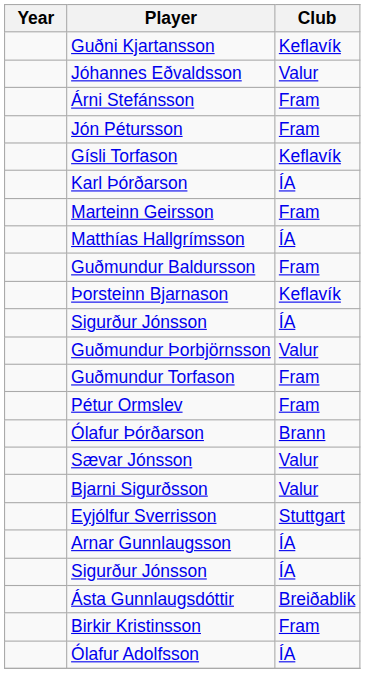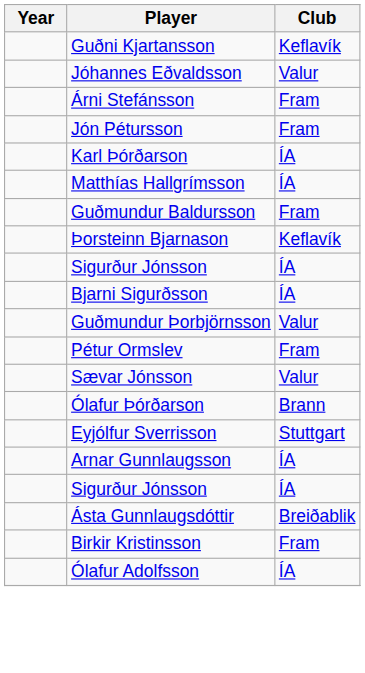- row: (124, 156)
- row: (142, 211)
+ row: (139, 294)
- row: (153, 377)
rows swapped: (132, 460) <-> (138, 433)
- row: (139, 488)
